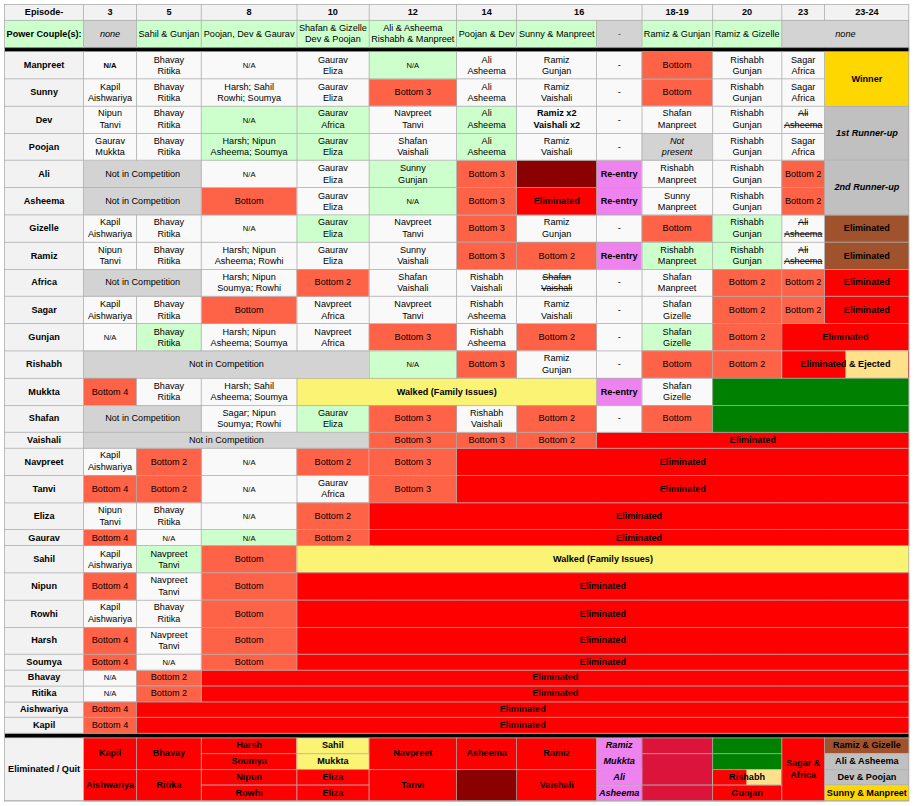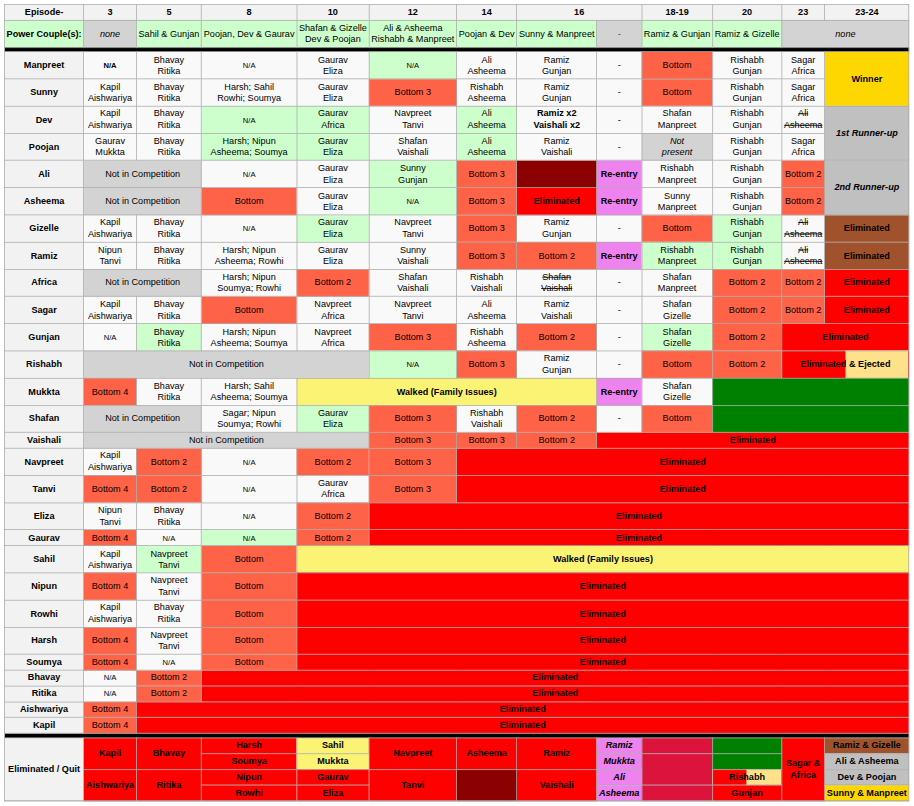(487, 92) Ali Asheema -> (487, 92) Rishabh Asheema
(557, 92) Ramiz Vaishali -> (557, 92) Ramiz Gunjan
(110, 119) Nipun Tanvi -> (110, 119) Kapil Aishwariya
(487, 310) Rishabh Asheema -> (487, 310) Ali Asheema
(333, 777) Eliza -> (333, 777) Gaurav
